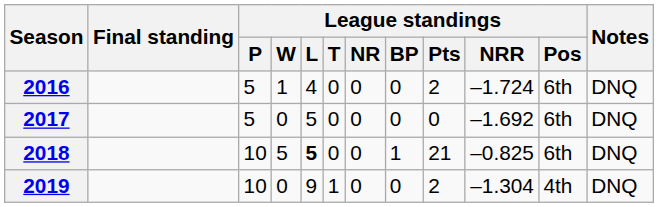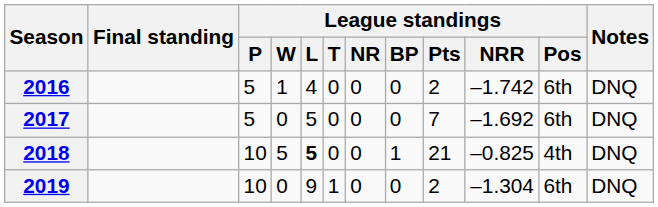(502, 86) –1.724 -> (502, 86) –1.742
(434, 119) 0 -> (434, 119) 7
(558, 152) 6th -> (558, 152) 4th
(558, 185) 4th -> (558, 185) 6th
